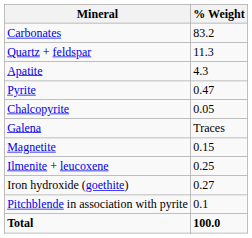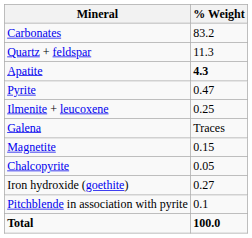(201, 71) normal -> (201, 71) bold
rows swapped: (38, 109) <-> (58, 166)
